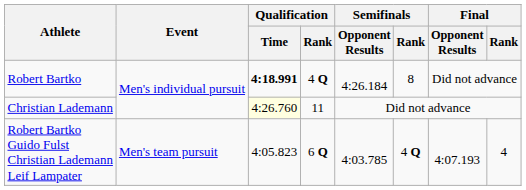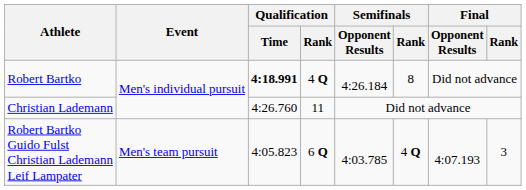(274, 108) lightyellow background -> (274, 108) no background
(504, 152) 4 -> (504, 152) 3
